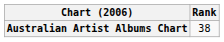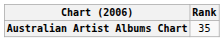(204, 29) 38 -> (204, 29) 35
